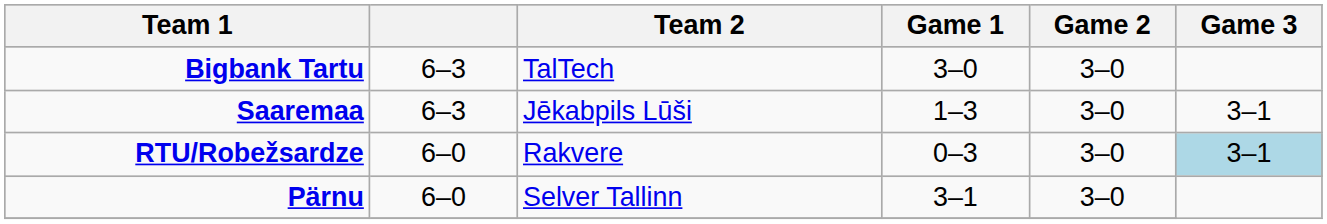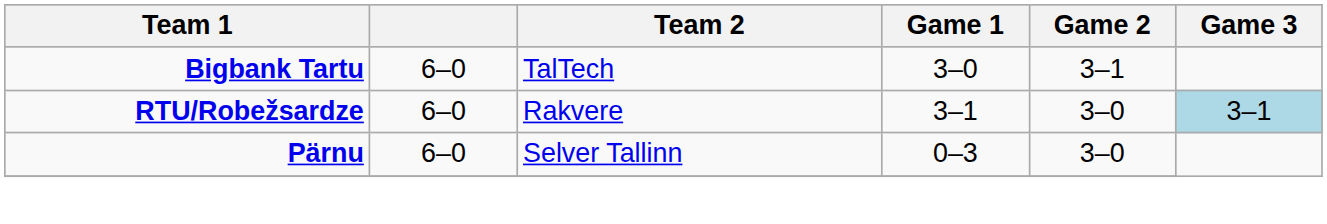(443, 68) 6–3 -> (443, 68) 6–0
(1102, 68) 3–0 -> (1102, 68) 3–1
- row: (300, 111)
(955, 153) 0–3 -> (955, 111) 3–1
(955, 196) 3–1 -> (955, 153) 0–3
